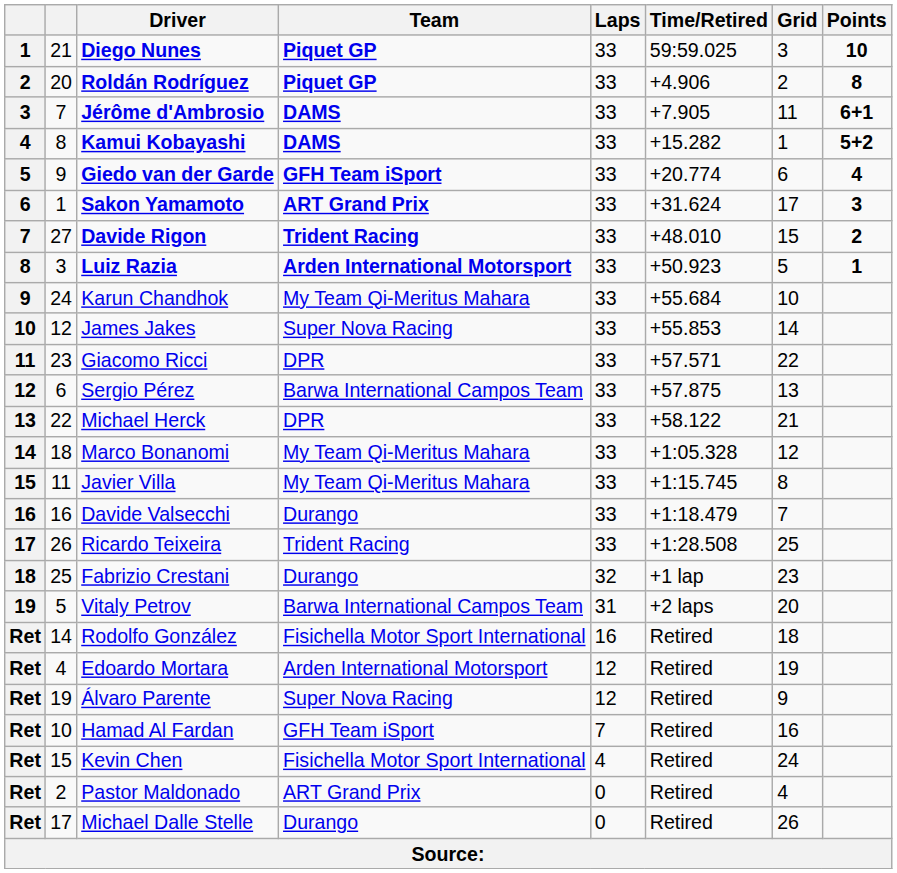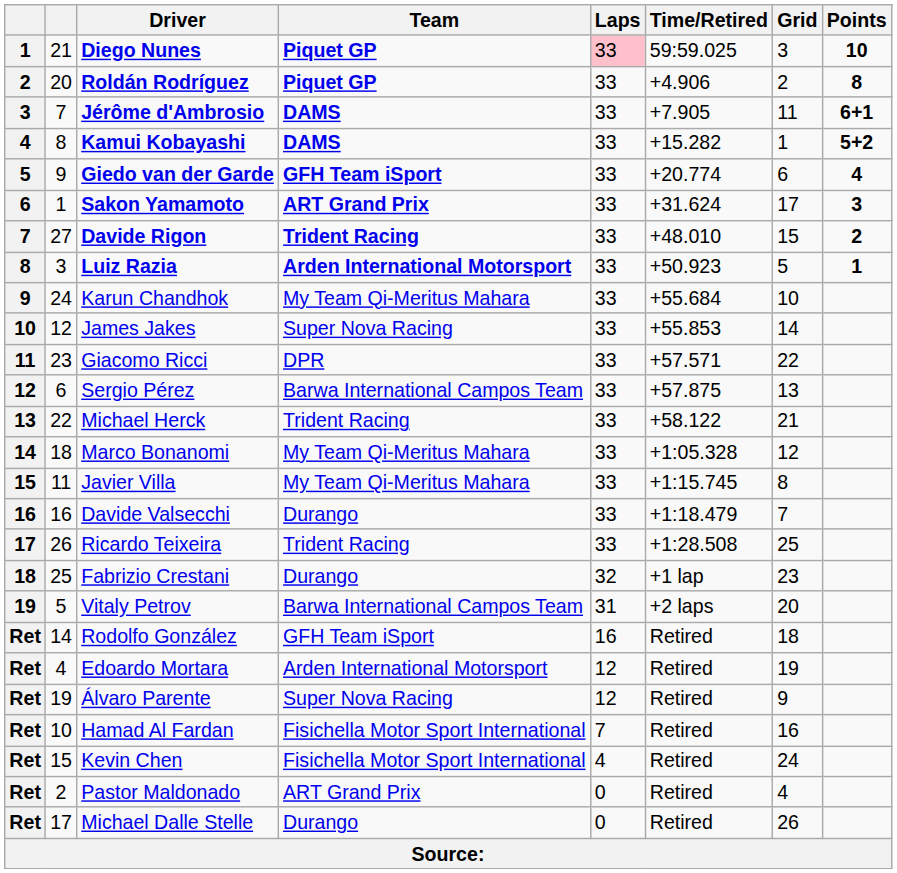(606, 51) no background -> (606, 51) pink background
(304, 421) DPR -> (346, 421) Trident Racing
(434, 637) Fisichella Motor Sport International -> (358, 637) GFH Team iSport
(358, 730) GFH Team iSport -> (434, 730) Fisichella Motor Sport International
